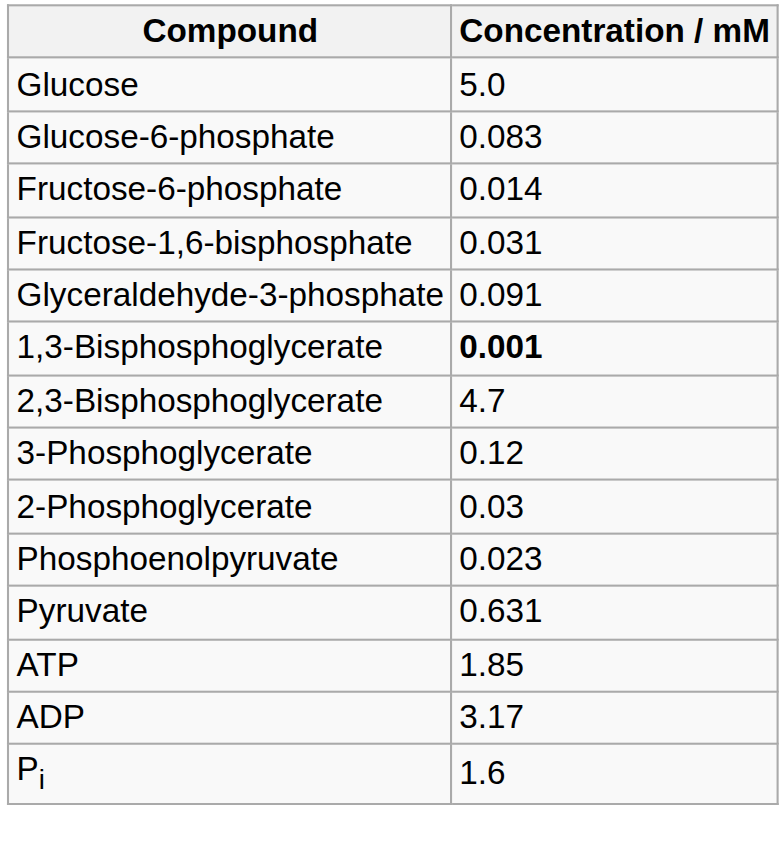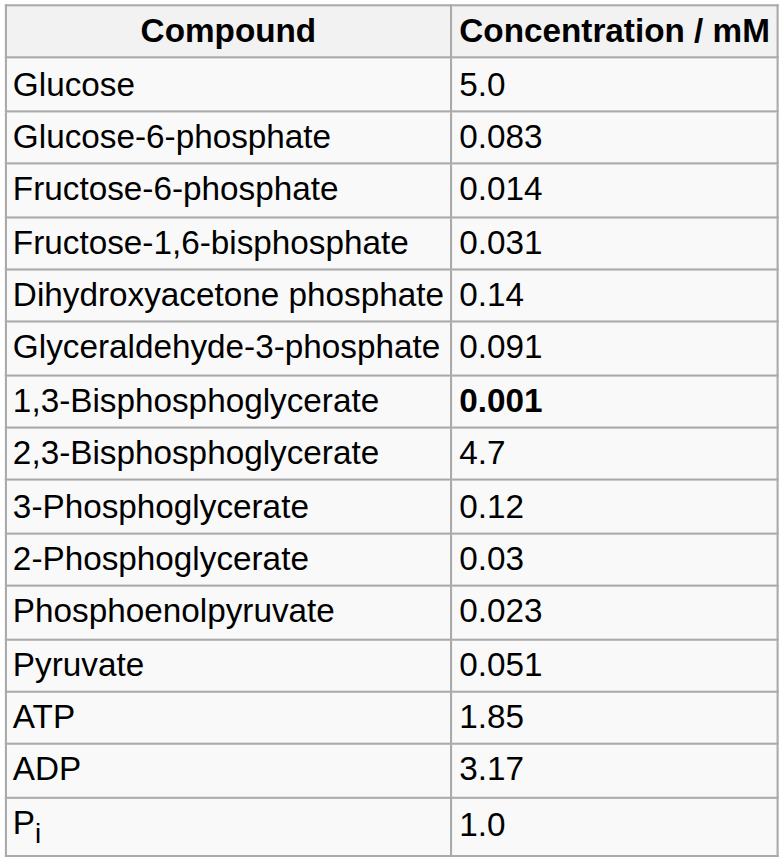+ row: (228, 295)
(501, 611) 0.631 -> (501, 664) 0.051
(482, 773) 1.6 -> (482, 826) 1.0
